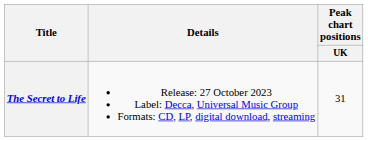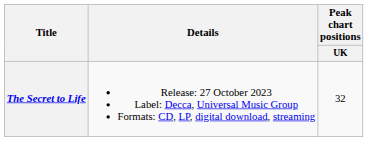(340, 98) 31 -> (340, 98) 32
